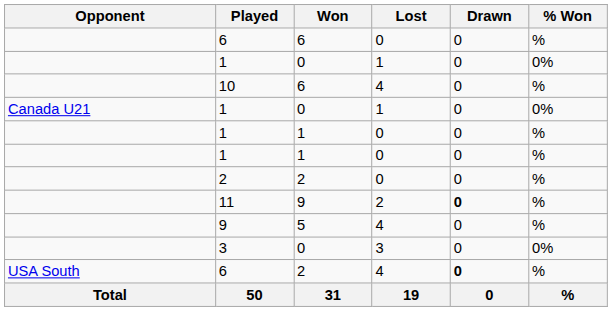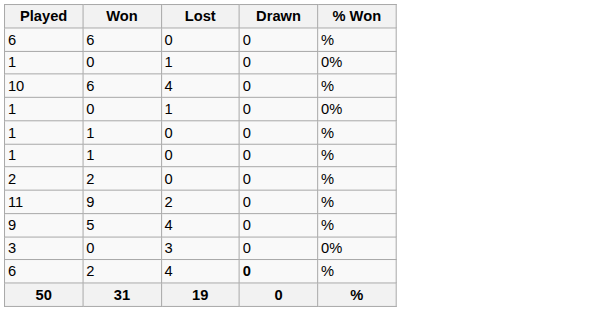- column: (110, 17)
(458, 202) bold -> (247, 202) normal
